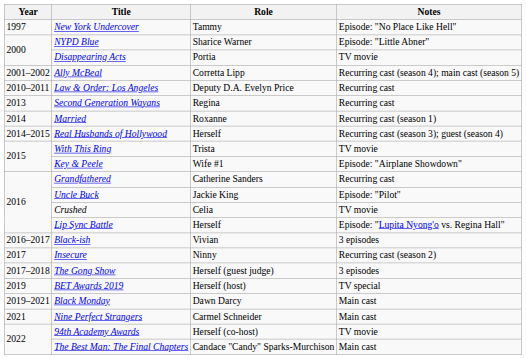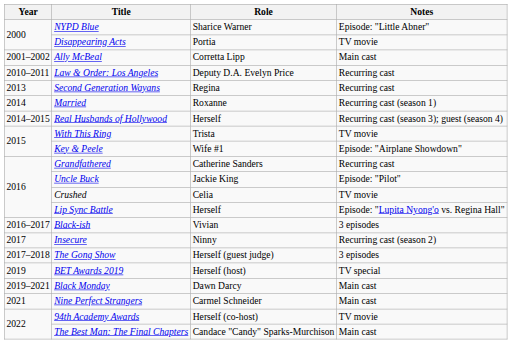- row: (96, 27)
(429, 73) Recurring cast (season 4); main cast (season 5) -> (358, 57) Main cast
